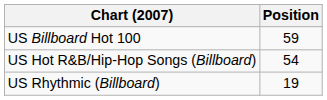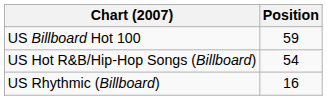(291, 83) 19 -> (291, 83) 16
